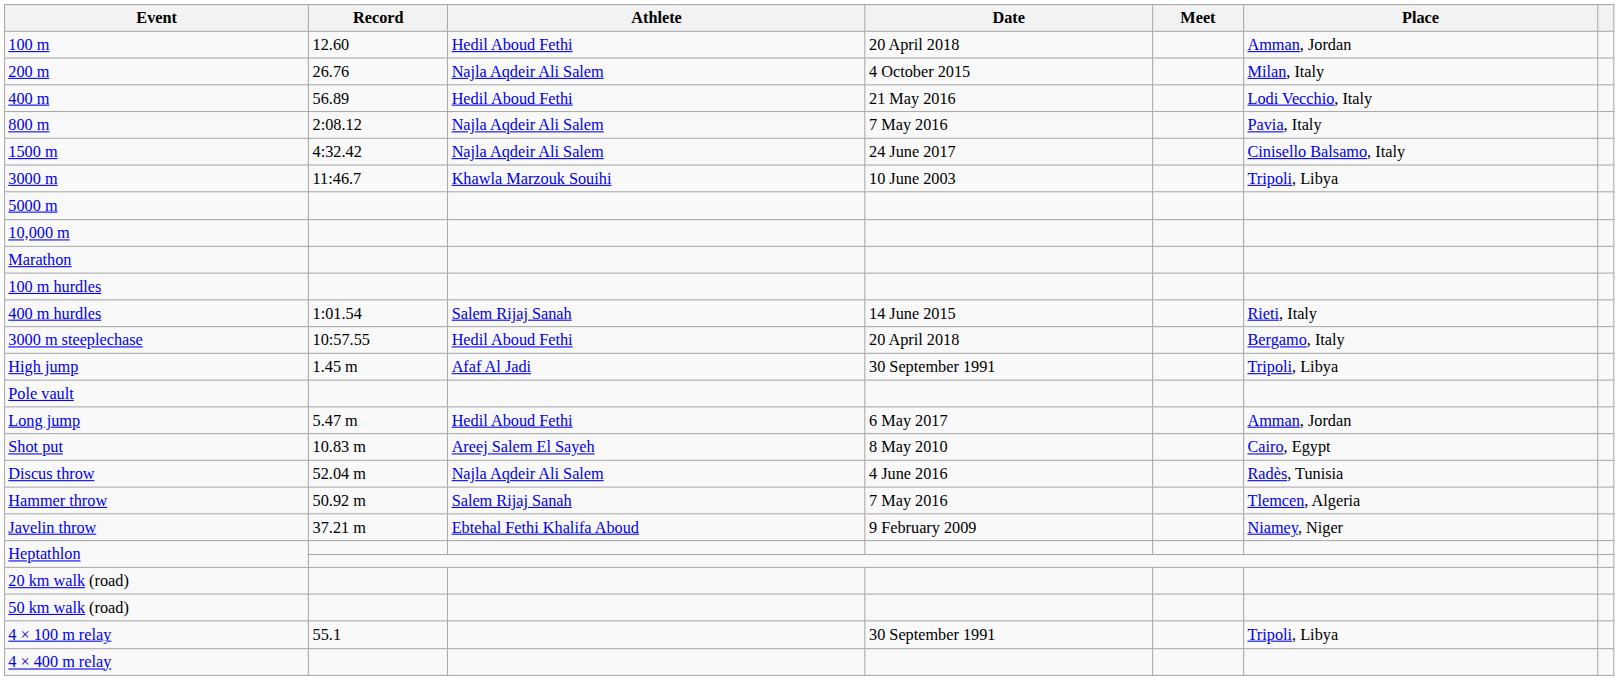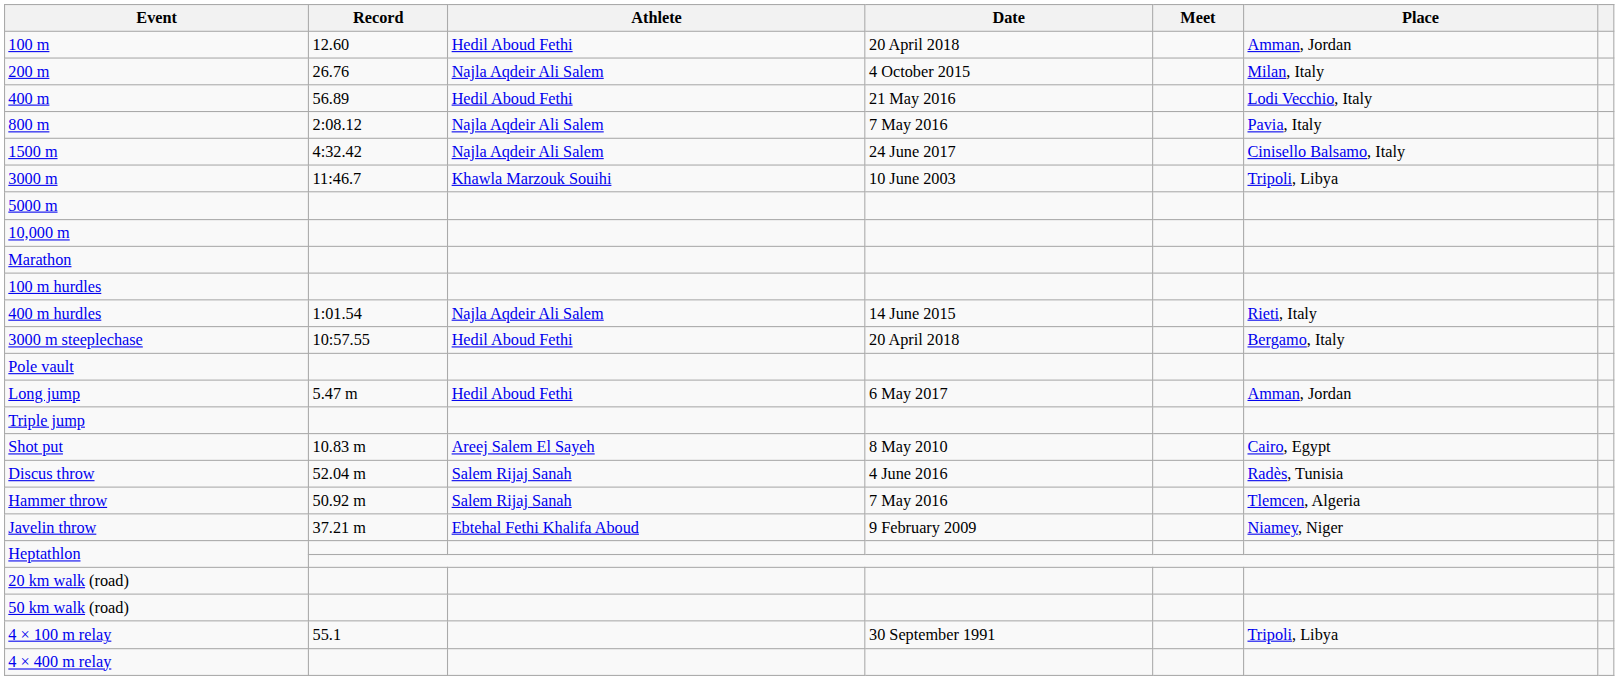(512, 313) Salem Rijaj Sanah -> (528, 313) Najla Aqdeir Ali Salem
- row: (43, 366)
+ row: (47, 420)
(528, 473) Najla Aqdeir Ali Salem -> (512, 473) Salem Rijaj Sanah
